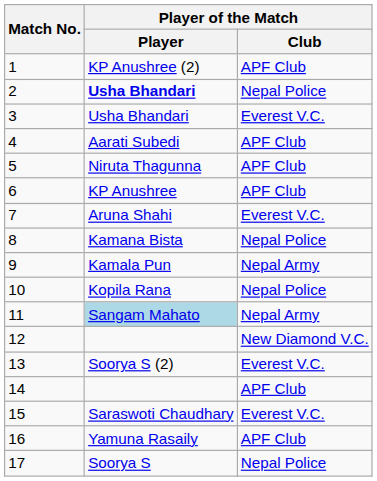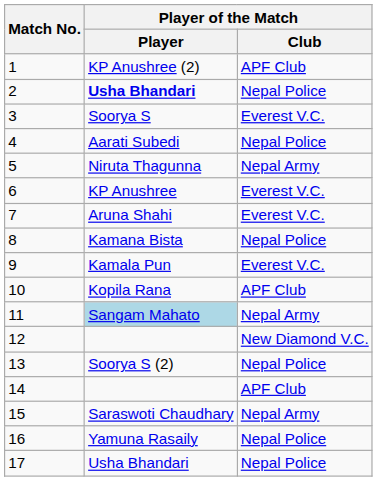(138, 116) Usha Bhandari -> (119, 116) Soorya S
(273, 141) APF Club -> (284, 141) Nepal Police
(273, 166) APF Club -> (280, 166) Nepal Army
(273, 191) APF Club -> (283, 191) Everest V.C.
(280, 265) Nepal Army -> (283, 265) Everest V.C.
(284, 290) Nepal Police -> (273, 290) APF Club
(283, 364) Everest V.C. -> (284, 364) Nepal Police
(283, 414) Everest V.C. -> (280, 414) Nepal Army
(273, 438) APF Club -> (284, 438) Nepal Police
(119, 463) Soorya S -> (138, 463) Usha Bhandari
